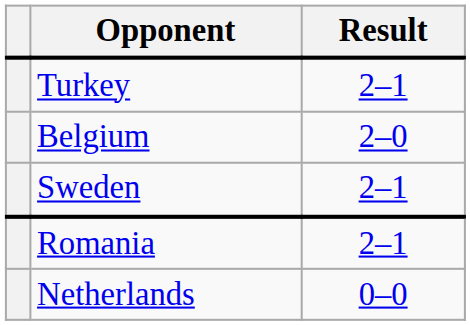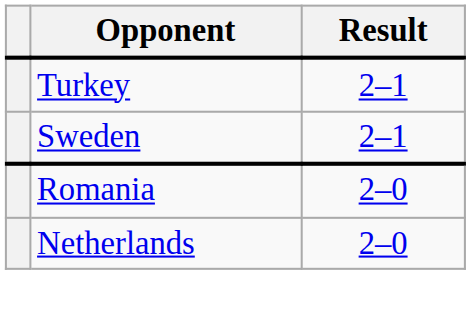- row: (93, 136)
(383, 242) 2–1 -> (383, 190) 2–0
(383, 293) 0–0 -> (383, 242) 2–0
